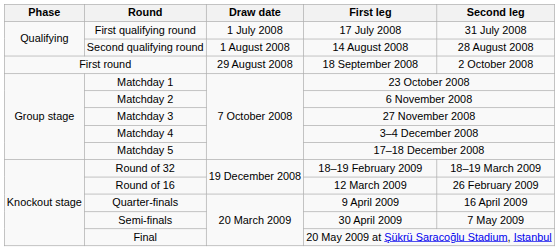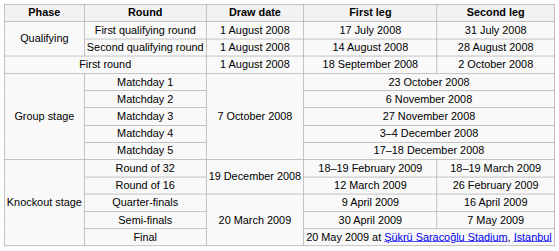(255, 30) 1 July 2008 -> (255, 30) 1 August 2008
(255, 64) 29 August 2008 -> (255, 64) 1 August 2008
